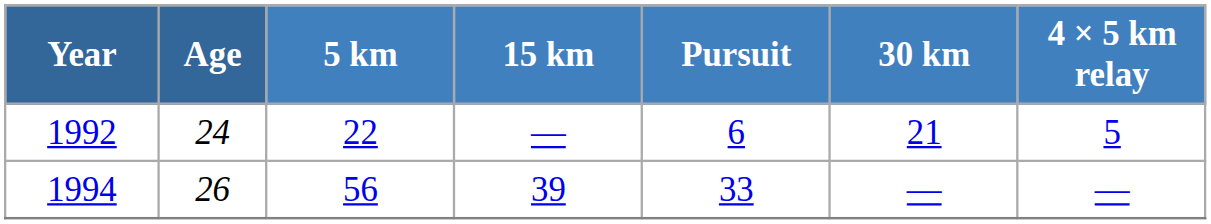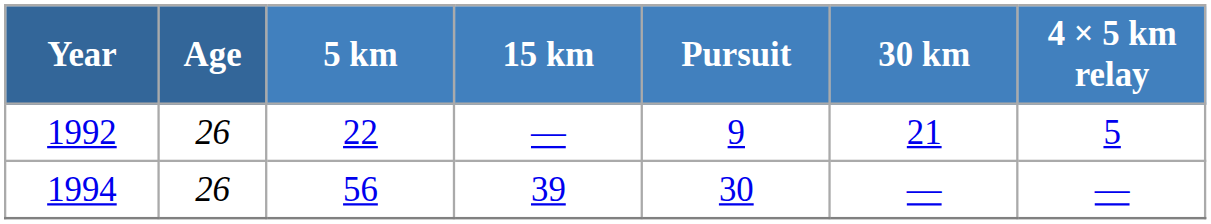(213, 131) 24 -> (213, 131) 26
(736, 131) 6 -> (736, 131) 9
(736, 189) 33 -> (736, 189) 30
